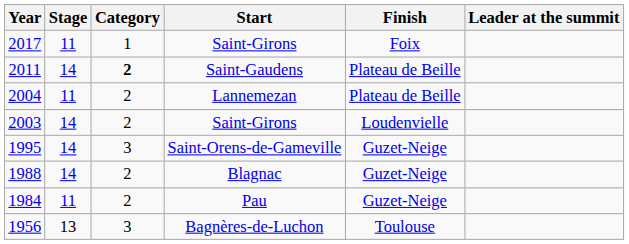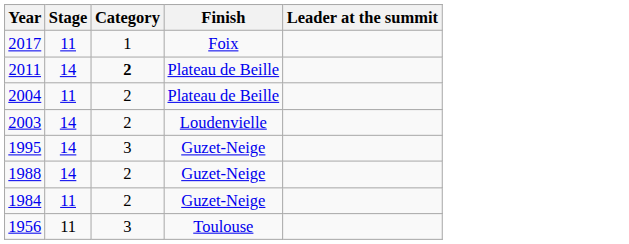- column: (254, 17)
(68, 226) 13 -> (68, 226) 11
